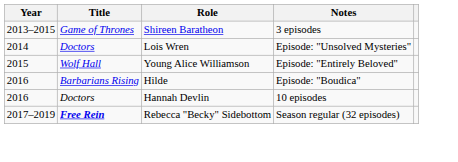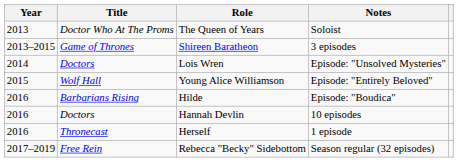+ row: (221, 30)
+ row: (194, 132)
(82, 115) bold -> (81, 149) normal
